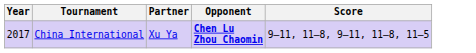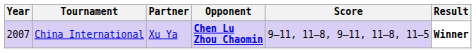+ column: (451, 12)
(18, 34) 2017 -> (18, 34) 2007
